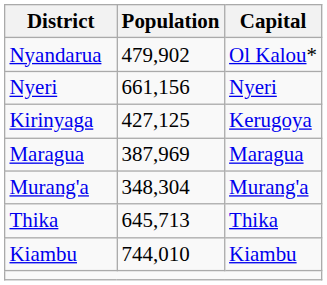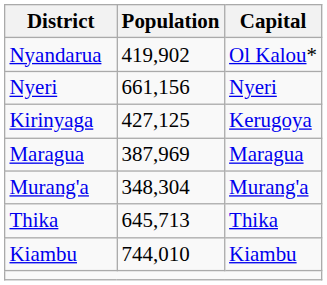(156, 54) 479,902 -> (156, 54) 419,902
